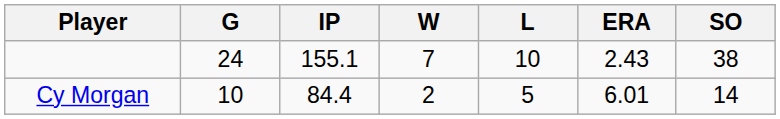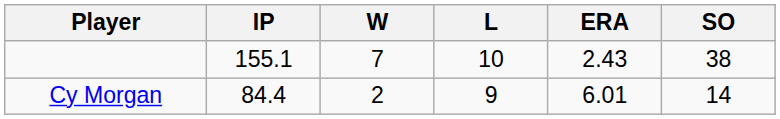- column: (230, 22)
(528, 95) 5 -> (491, 95) 9
